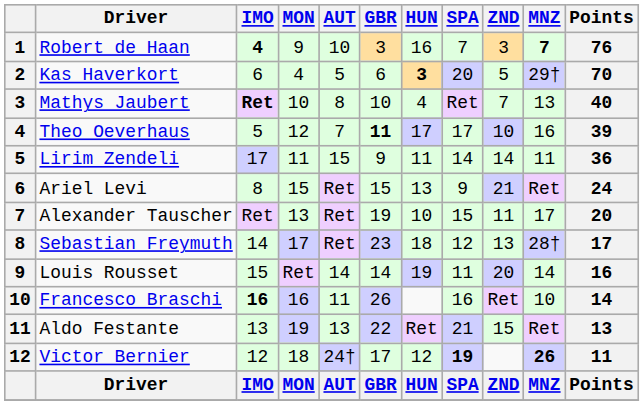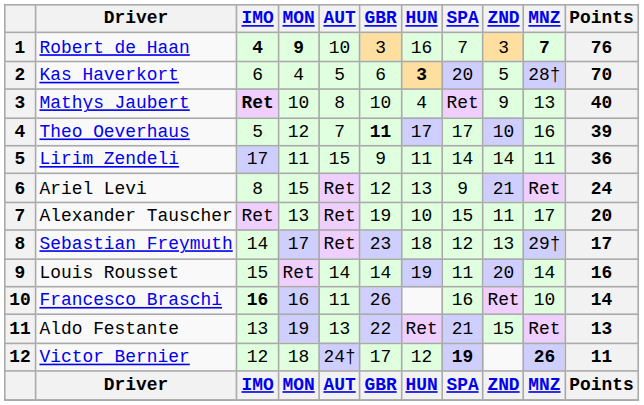(299, 47) normal -> (299, 47) bold
(544, 75) 29† -> (544, 75) 28†
(504, 104) 7 -> (504, 104) 9
(381, 188) 15 -> (381, 188) 12
(544, 245) 28† -> (544, 245) 29†
